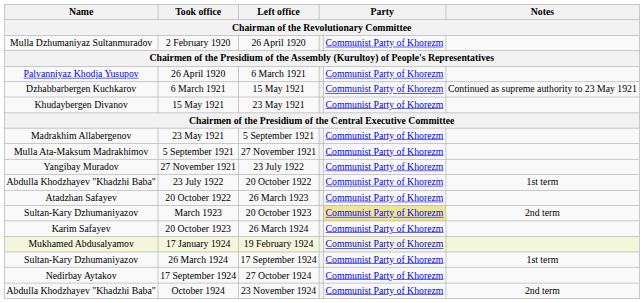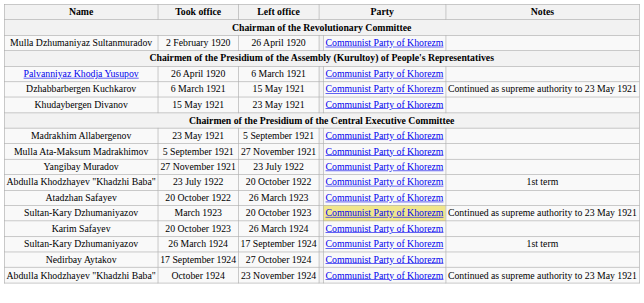(542, 213) 2nd term -> (542, 213) Continued as supreme authority to 23 May 1921
- row: (198, 244)
(542, 290) 2nd term -> (542, 275) Continued as supreme authority to 23 May 1921
